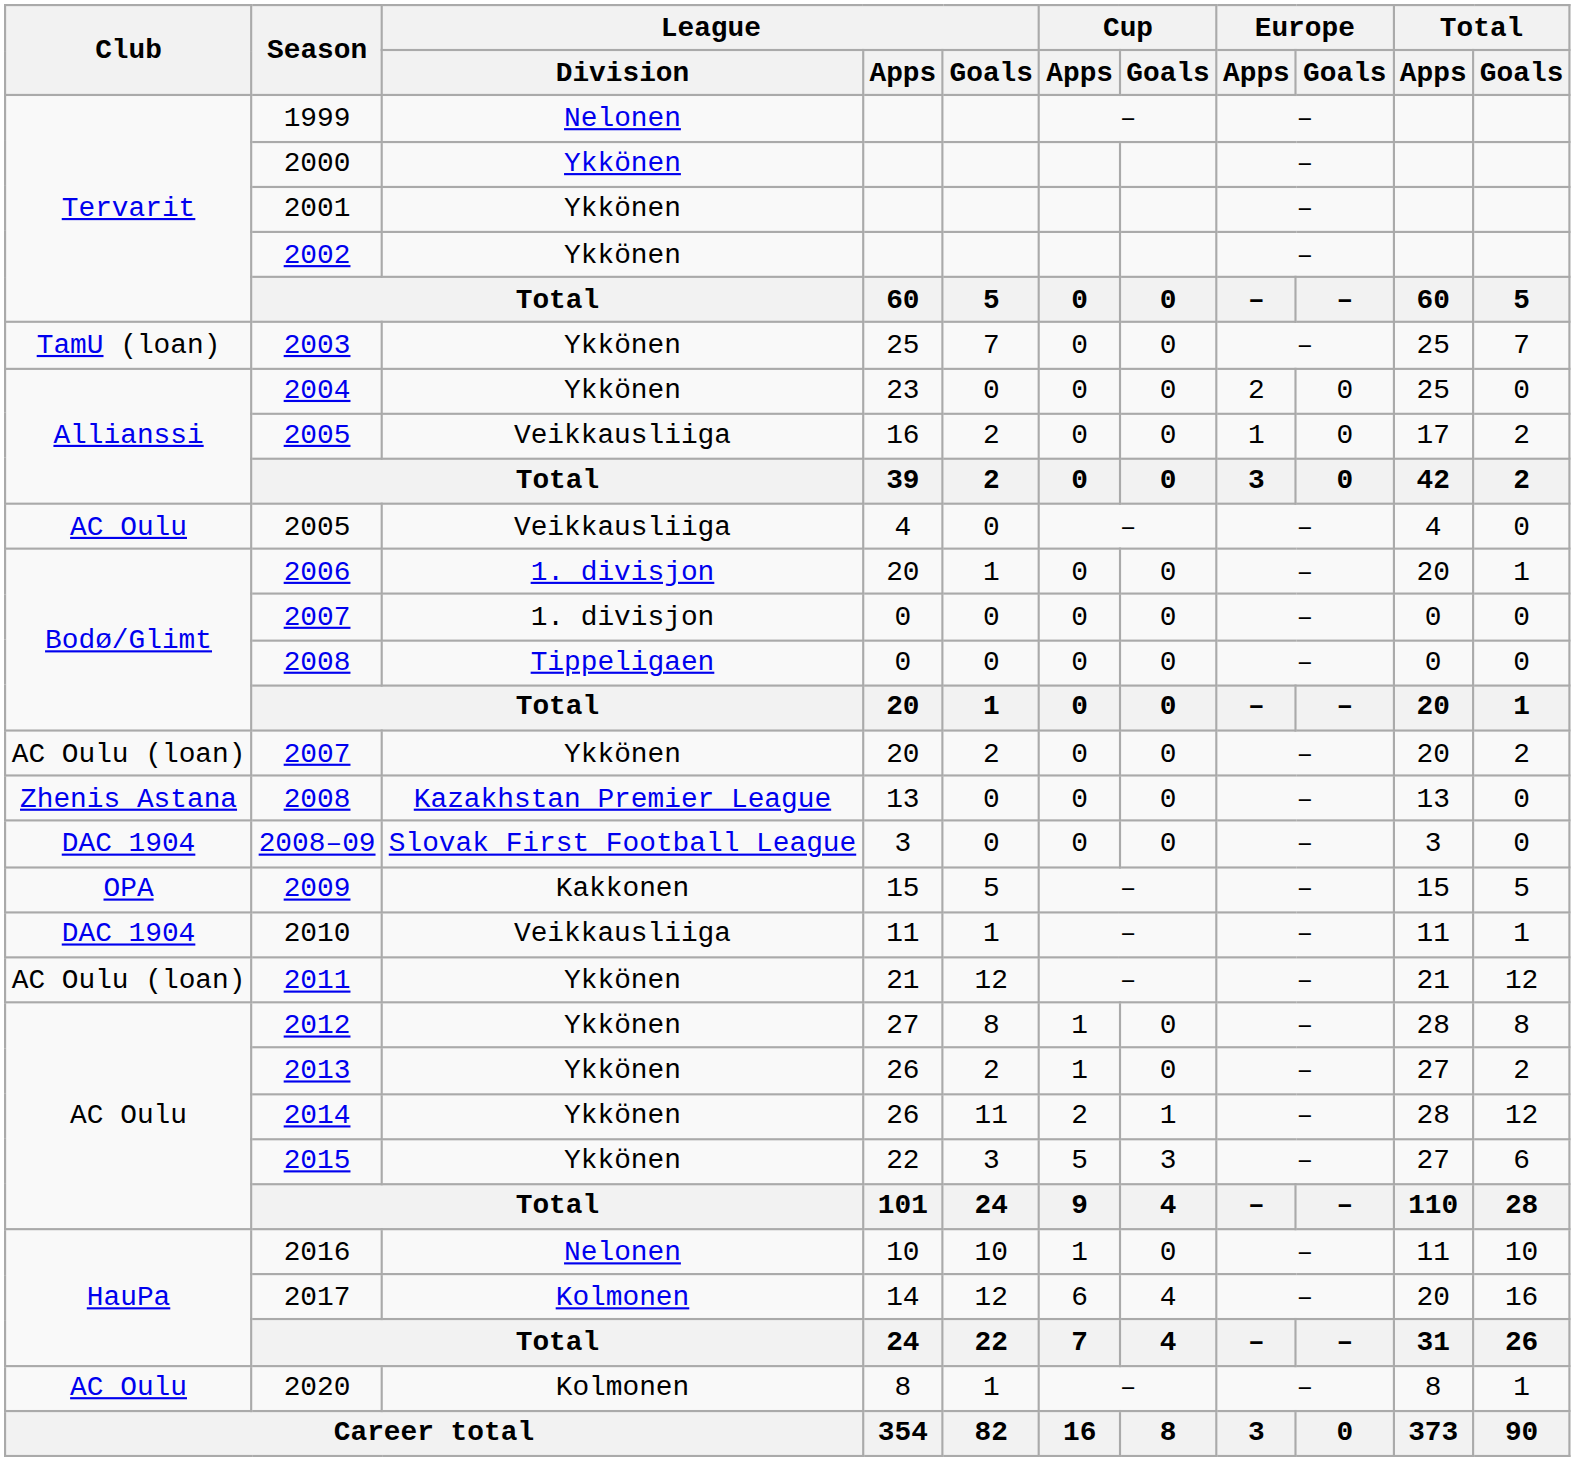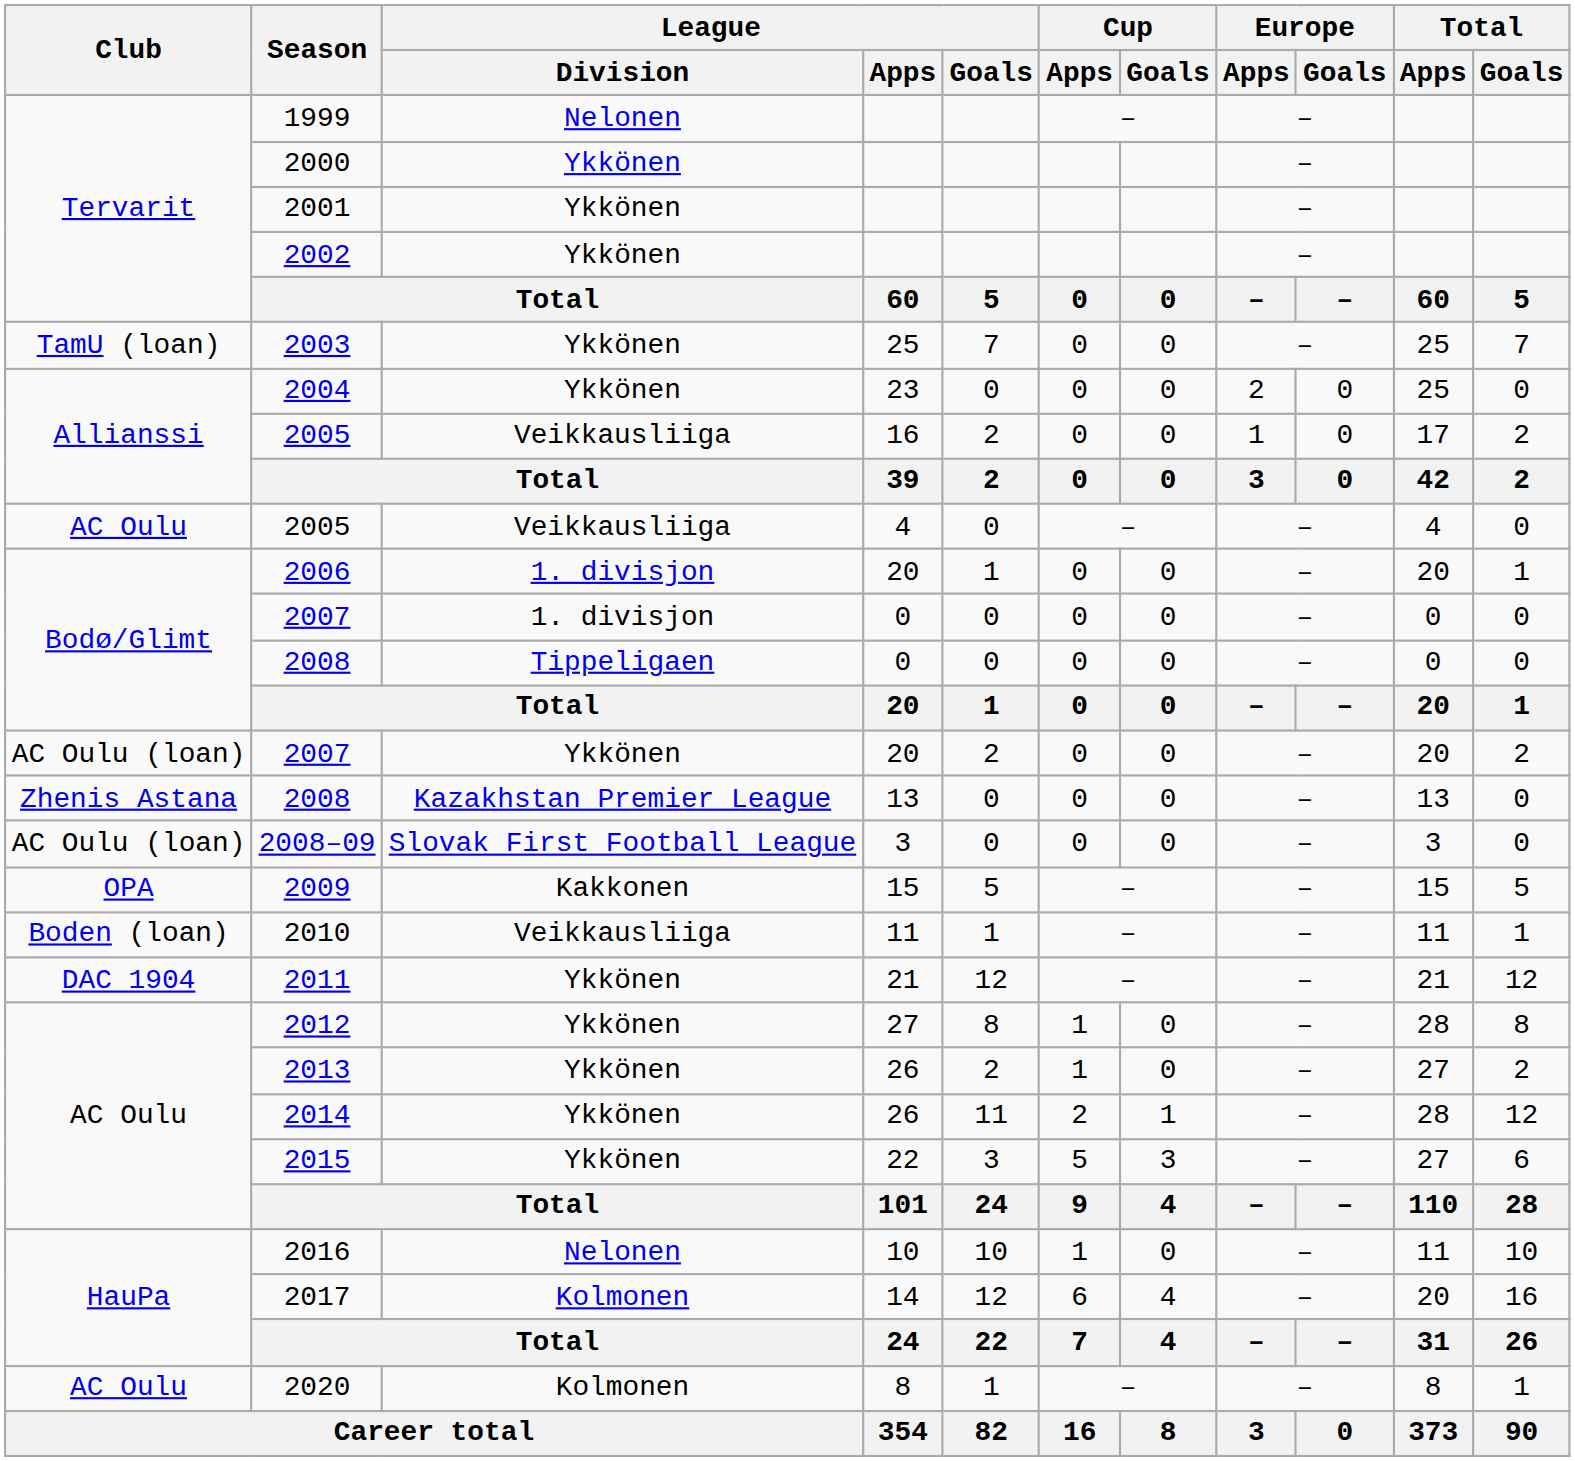(129, 844) DAC 1904 -> (129, 844) AC Oulu (loan)
(129, 935) DAC 1904 -> (129, 935) Boden (loan)
(129, 980) AC Oulu (loan) -> (129, 980) DAC 1904
